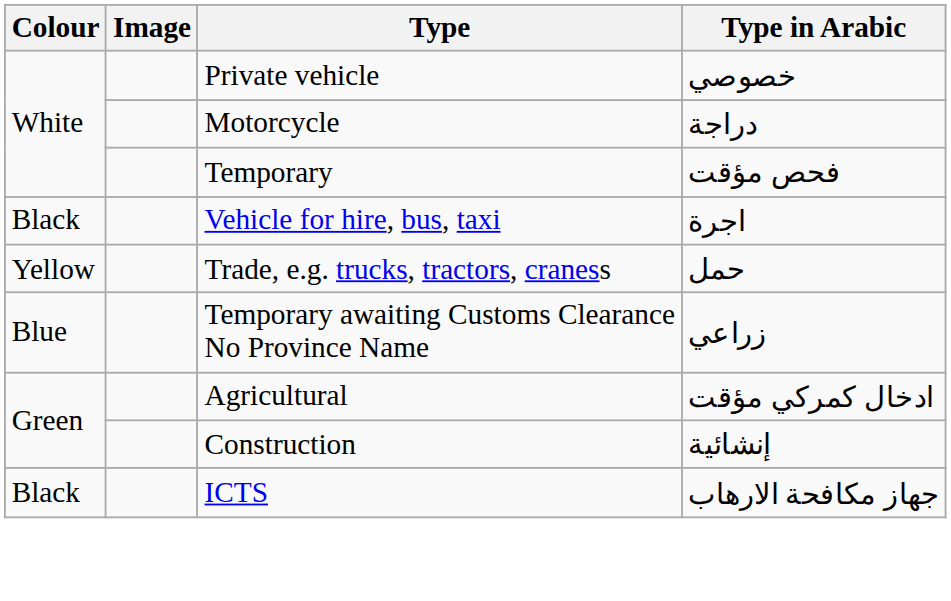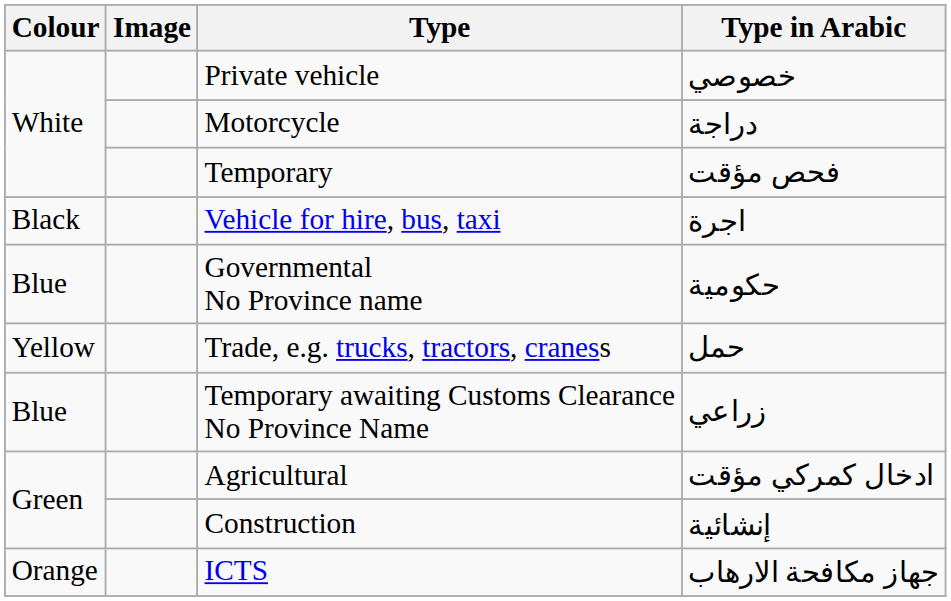+ row: (314, 283)
(46, 492) Black -> (55, 571) Orange
